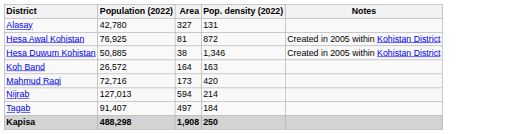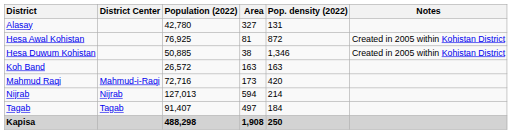+ column: (130, 12)
(184, 67) 164 -> (249, 67) 163
